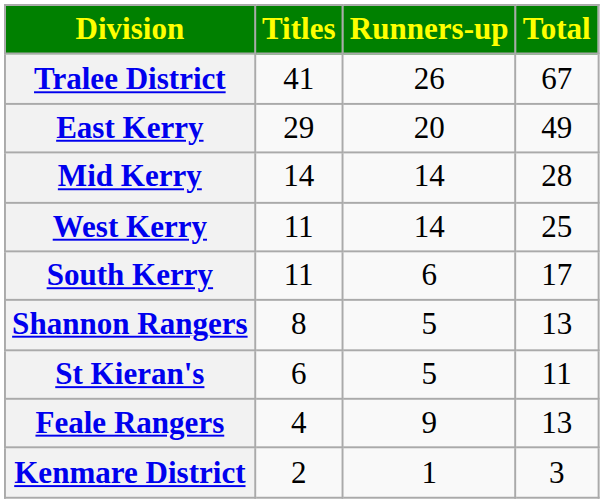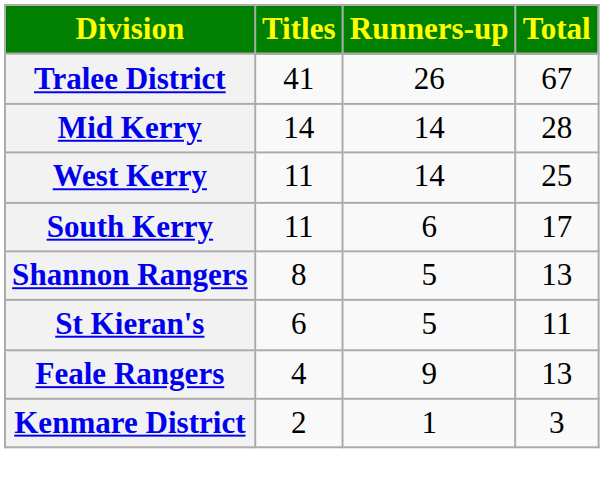- row: (130, 127)
